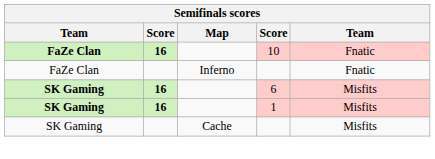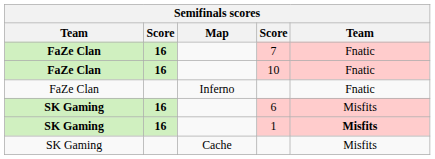+ row: (217, 51)
(360, 107) normal -> (360, 126) bold
